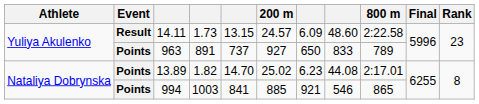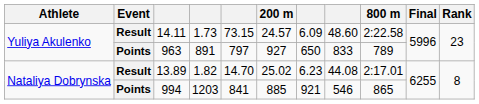(239, 33) 13.15 -> (239, 33) 73.15
(239, 52) 737 -> (239, 52) 797
(134, 71) Points -> (134, 71) Result
(205, 90) 1003 -> (205, 90) 1203
